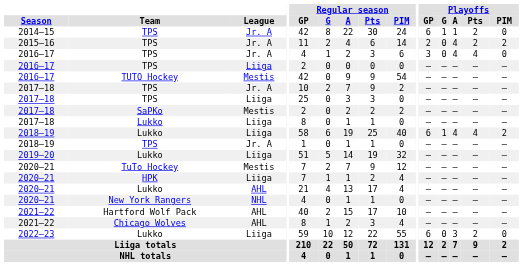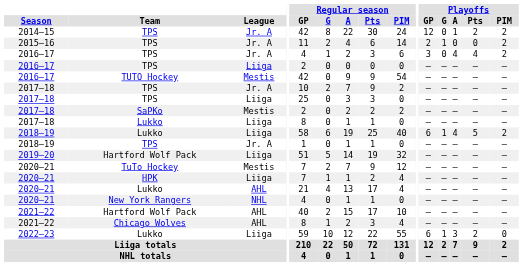(428, 32) 6 -> (428, 32) 12
(444, 32) 1 -> (444, 32) 0
(504, 32) 0 -> (504, 32) 2
(444, 43) 0 -> (444, 43) 1
(455, 43) 4 -> (455, 43) 0
(475, 43) 2 -> (475, 43) 0
(504, 54) 0 -> (504, 54) 2
(475, 133) 4 -> (475, 133) 5
(150, 155) Lukko -> (150, 155) Hartford Wolf Pack
(444, 234) 0 -> (444, 234) 1
